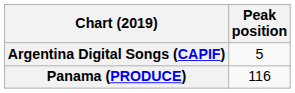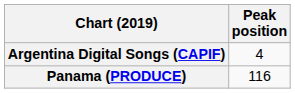(260, 54) 5 -> (260, 54) 4
